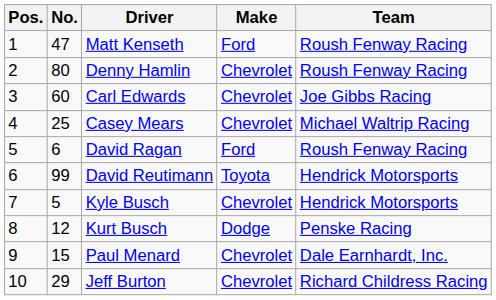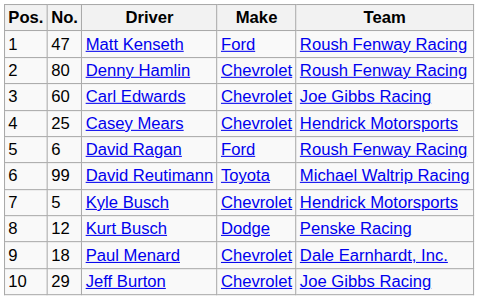(385, 123) Michael Waltrip Racing -> (379, 123) Hendrick Motorsports
(379, 176) Hendrick Motorsports -> (385, 176) Michael Waltrip Racing
(60, 255) 15 -> (60, 255) 18
(394, 281) Richard Childress Racing -> (366, 281) Joe Gibbs Racing
